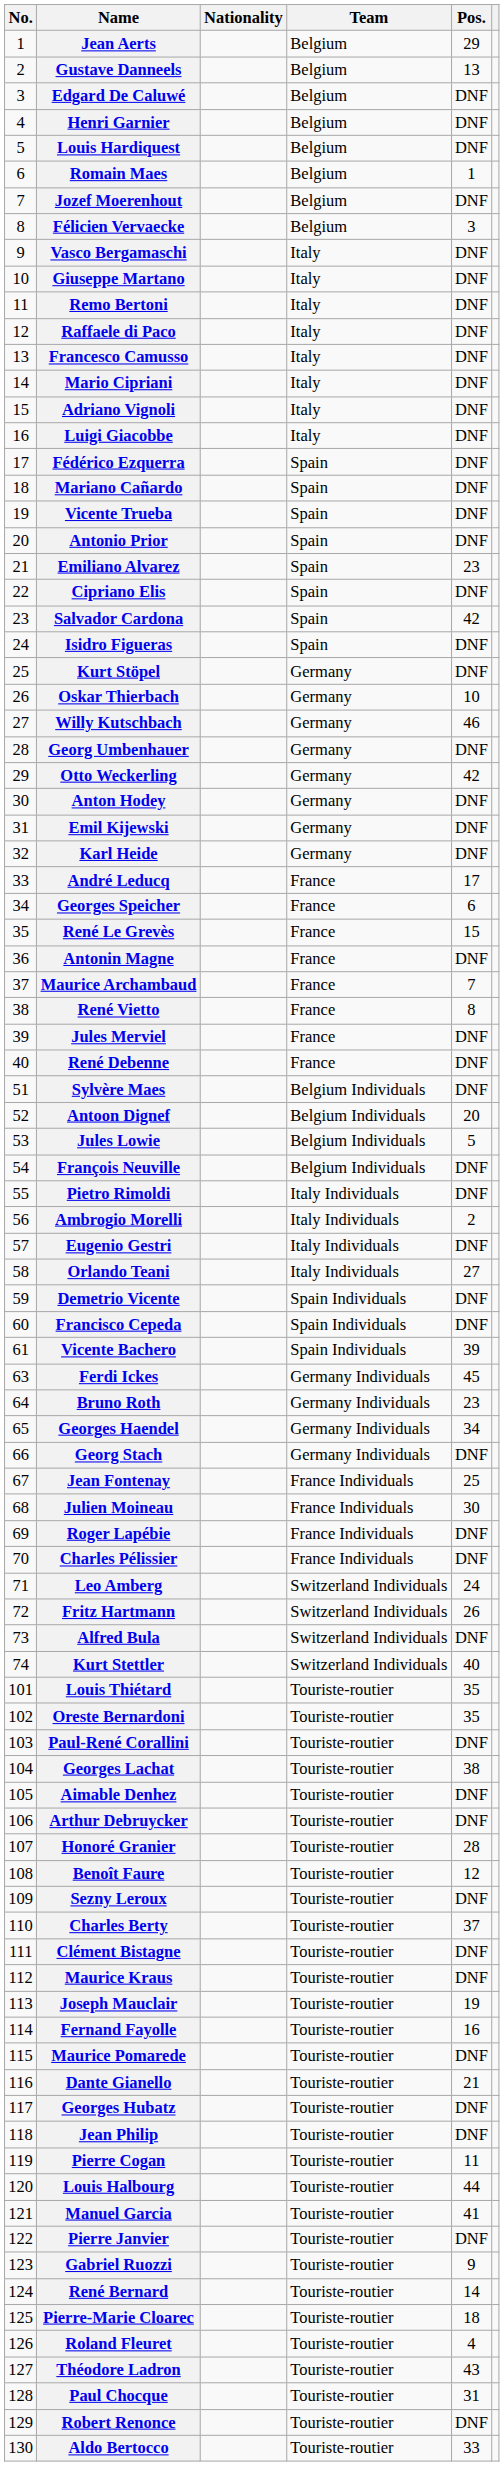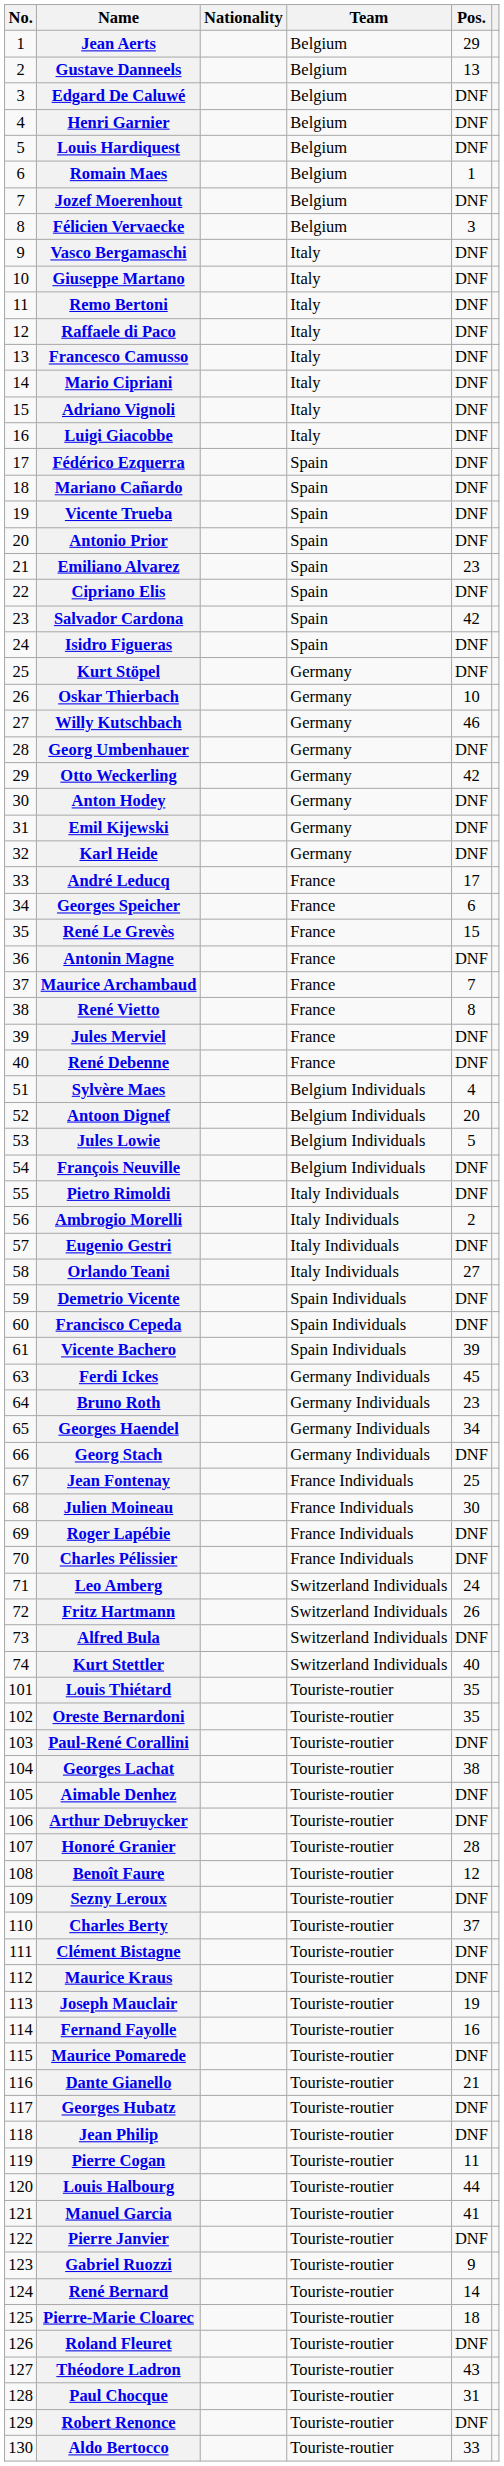(471, 1089) DNF -> (471, 1089) 4
(471, 2343) 4 -> (471, 2343) DNF
